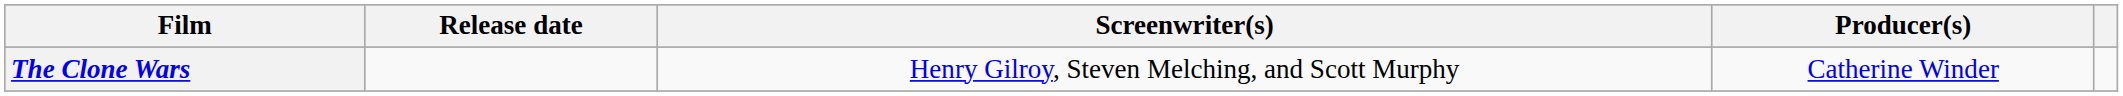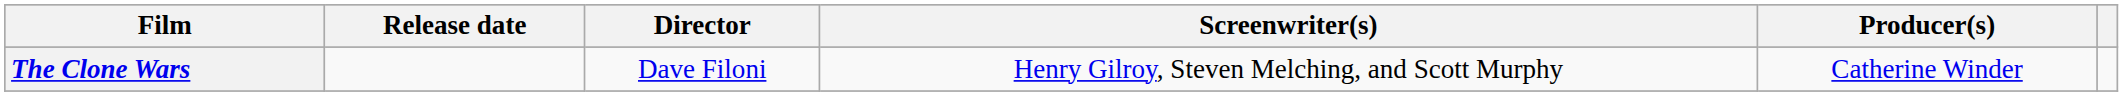+ column: (702, 25)
